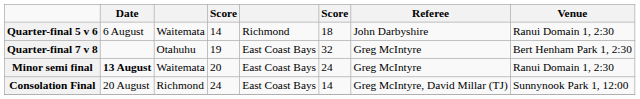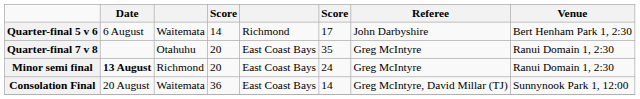(327, 31) 18 -> (327, 31) 17
(563, 31) Ranui Domain 1, 2:30 -> (572, 31) Bert Henham Park 1, 2:30
(216, 49) 19 -> (216, 49) 20
(327, 49) 32 -> (327, 49) 35
(572, 49) Bert Henham Park 1, 2:30 -> (563, 49) Ranui Domain 1, 2:30
(181, 67) Waitemata -> (180, 67) Richmond
(180, 85) Richmond -> (181, 85) Waitemata
(216, 85) 24 -> (216, 85) 36
